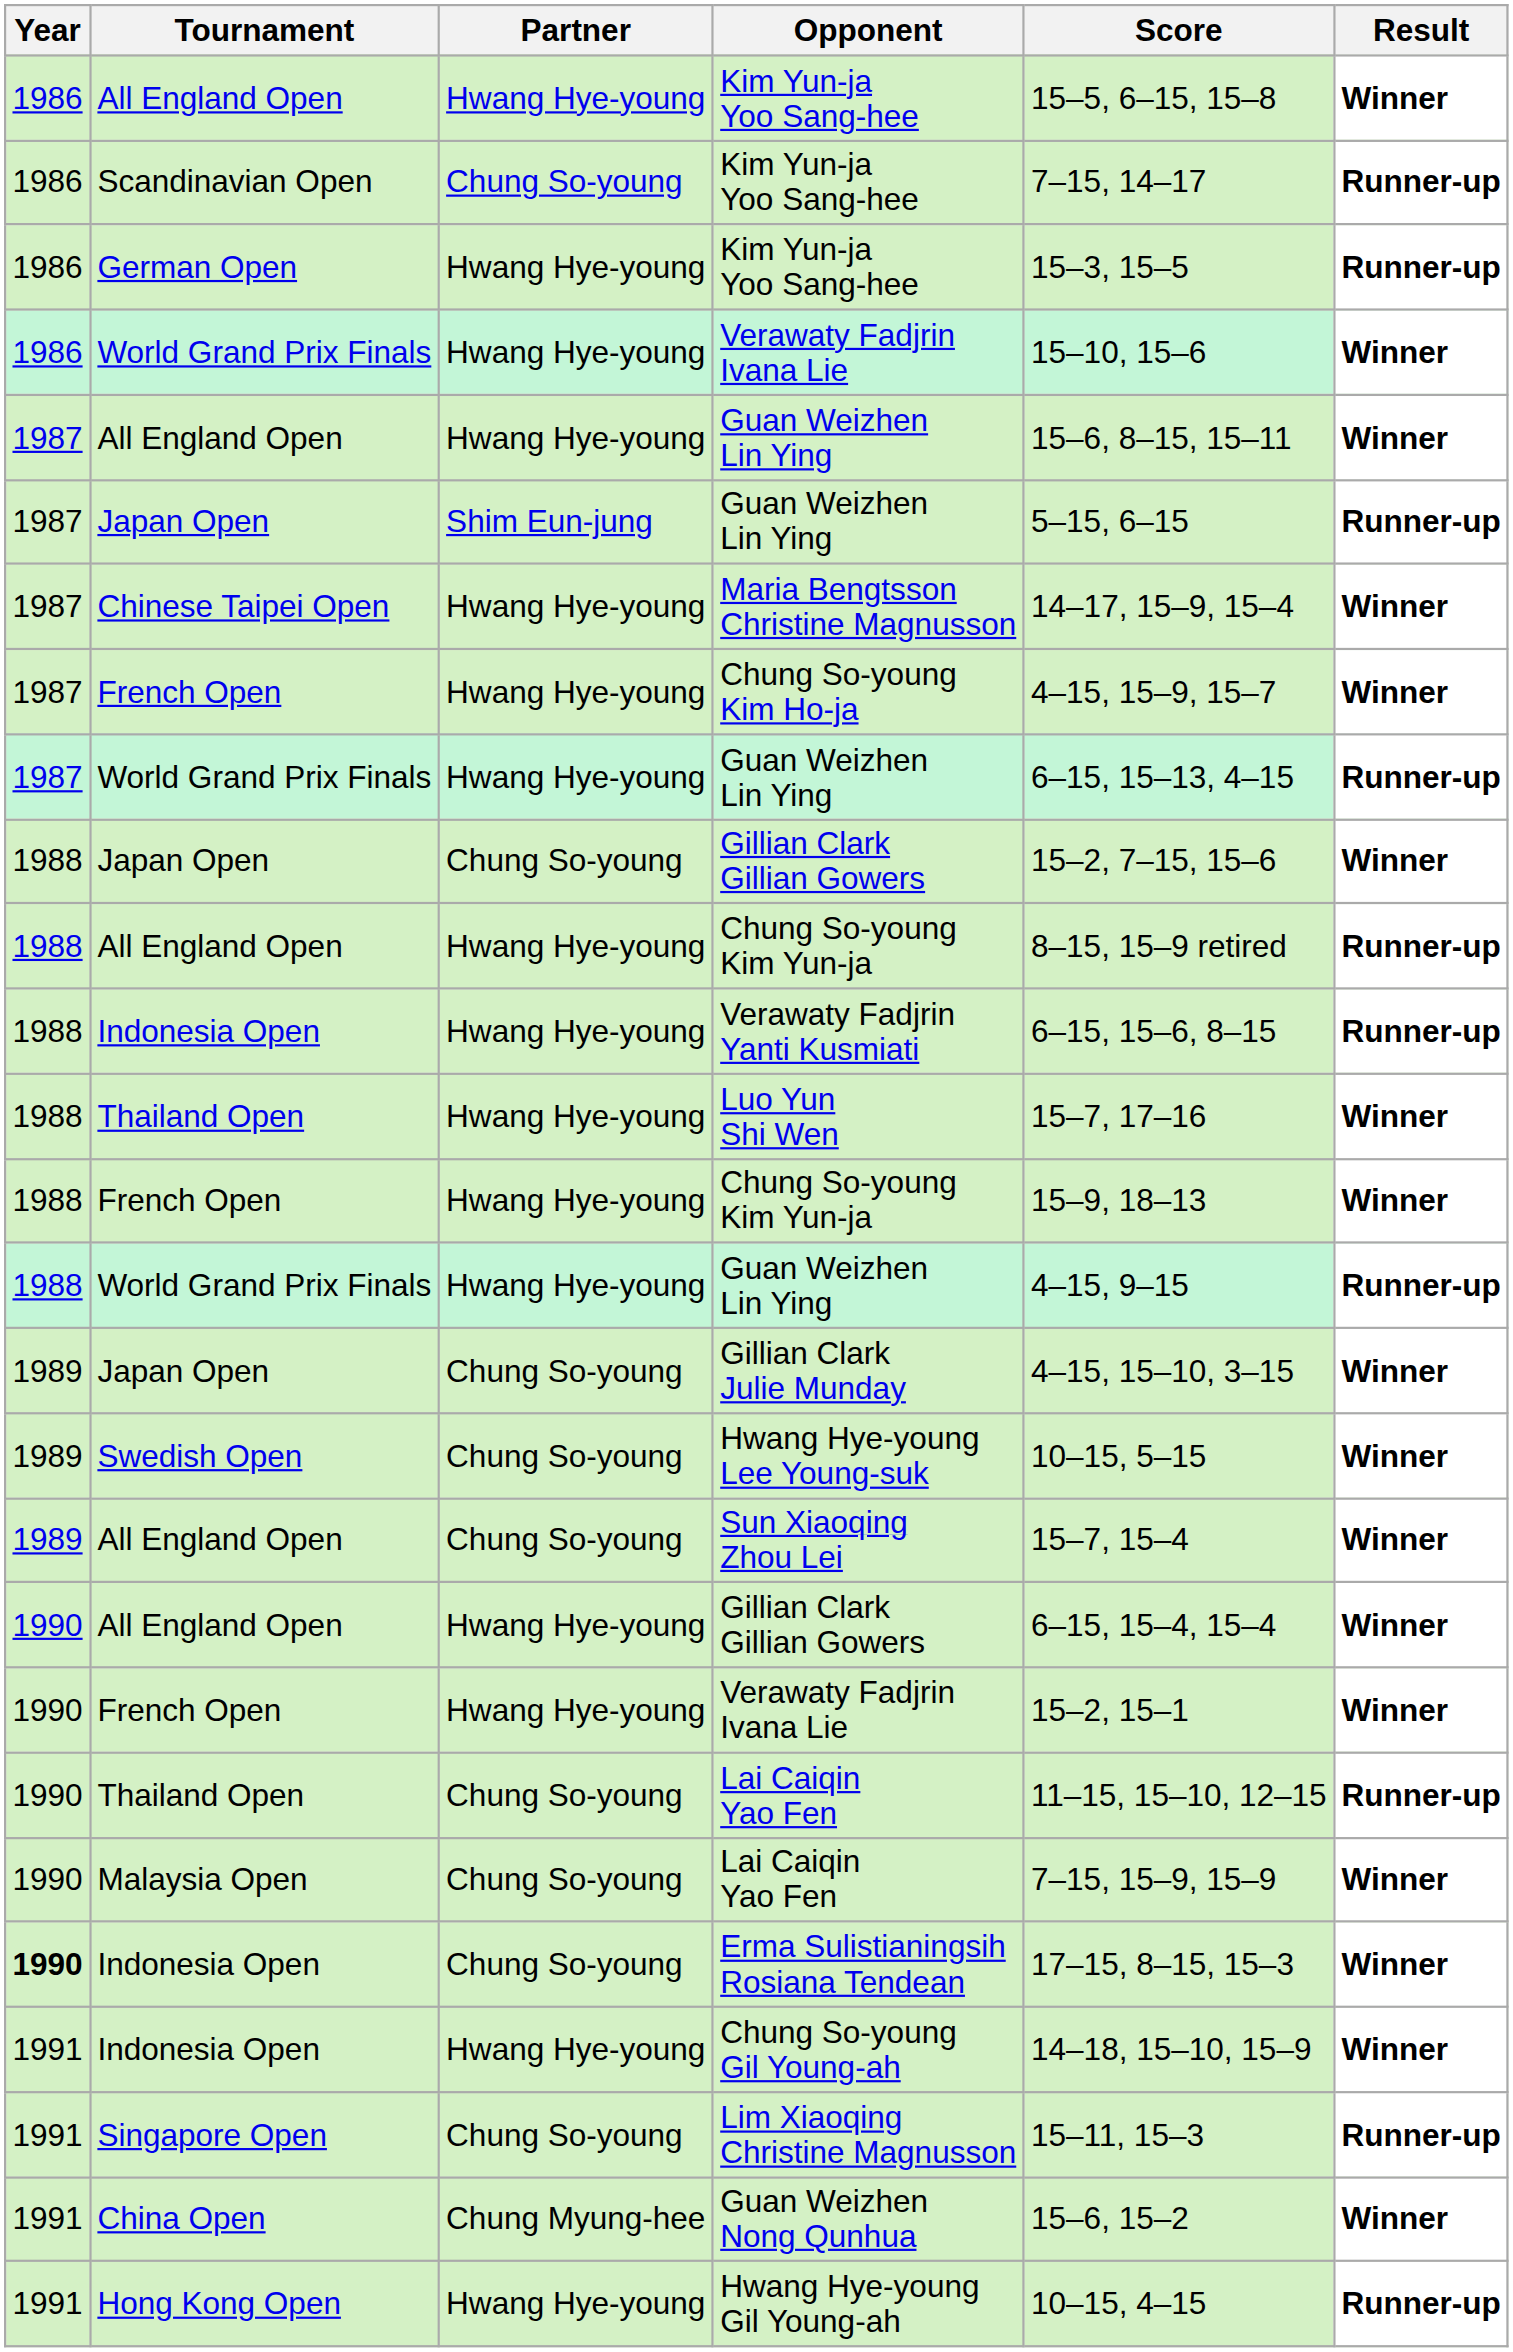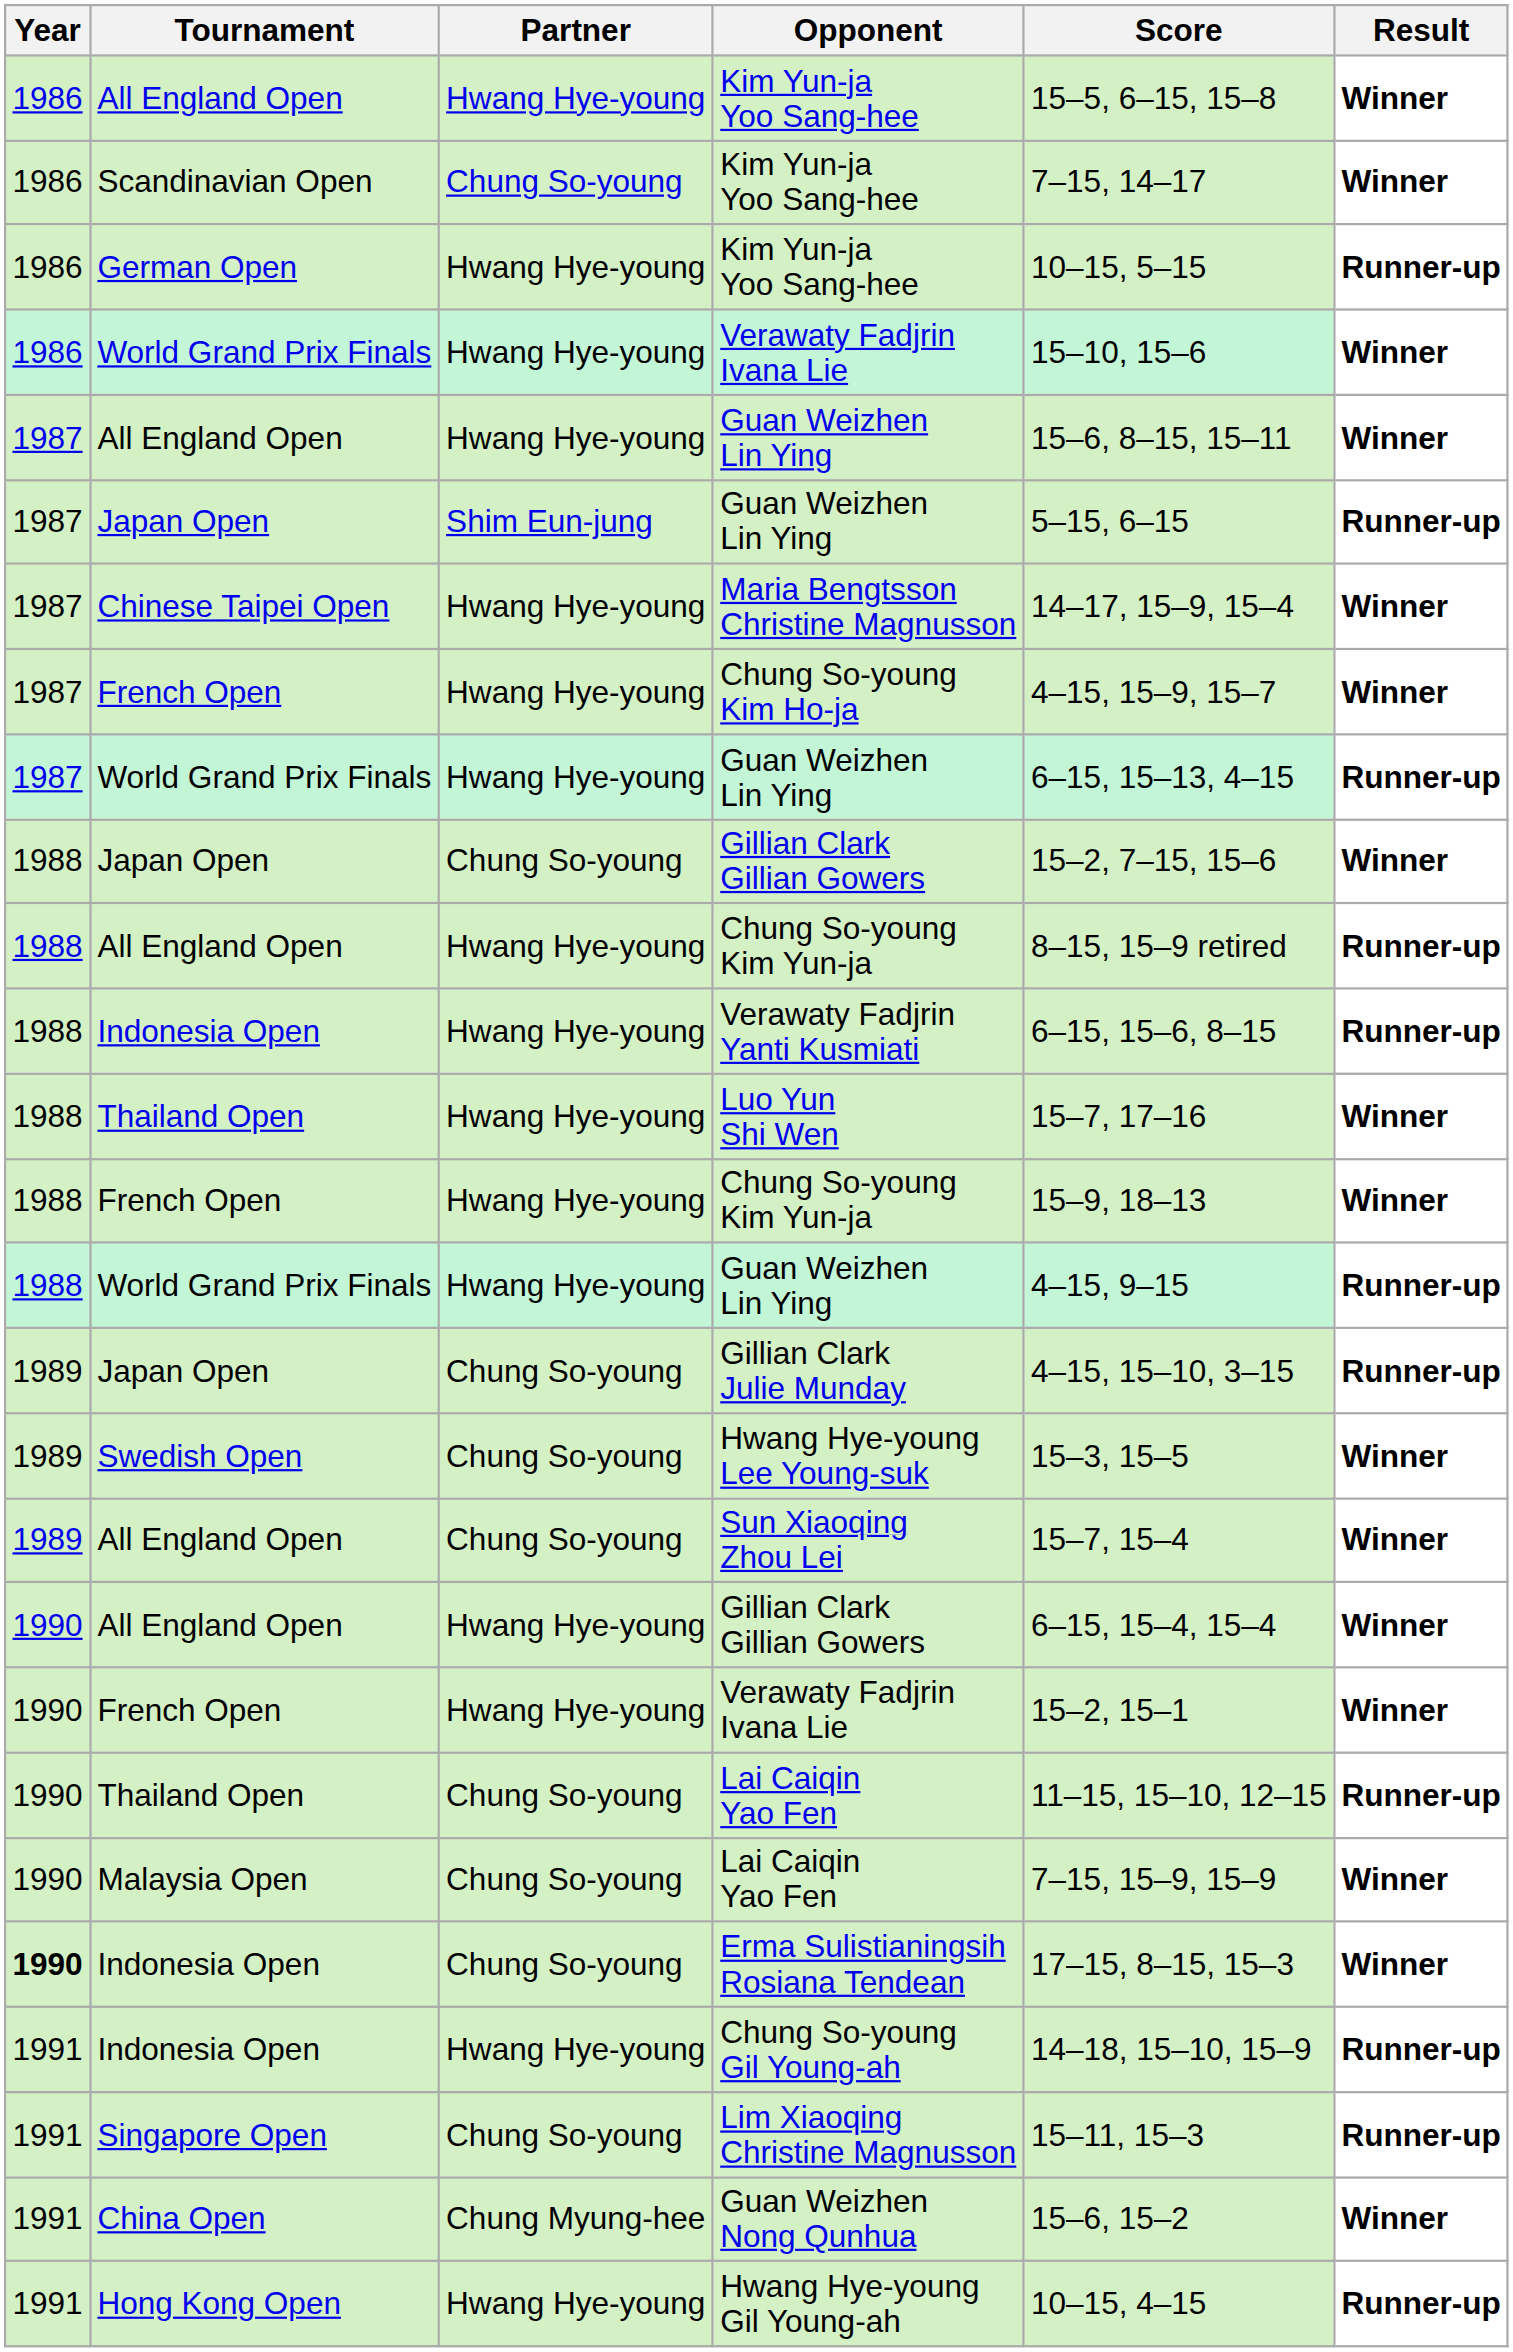(1421, 183) Runner-up -> (1395, 183) Winner
(1110, 267) 15–3, 15–5 -> (1119, 267) 10–15, 5–15
(1395, 1371) Winner -> (1421, 1371) Runner-up
(1119, 1456) 10–15, 5–15 -> (1110, 1456) 15–3, 15–5
(1395, 2050) Winner -> (1421, 2050) Runner-up
